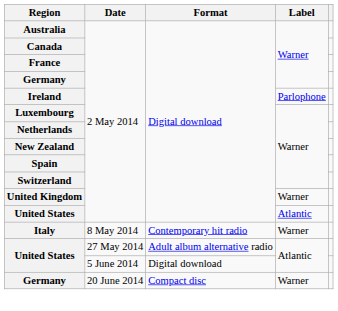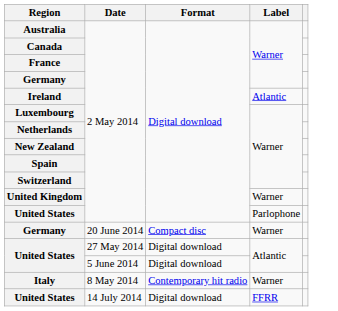(302, 96) Parlophone -> (269, 96) Atlantic
(295, 213) Atlantic -> (276, 213) Parlophone
rows swapped: (44, 230) <-> (44, 280)
(211, 247) Adult album alternative radio -> (185, 247) Digital download
+ row: (44, 297)
